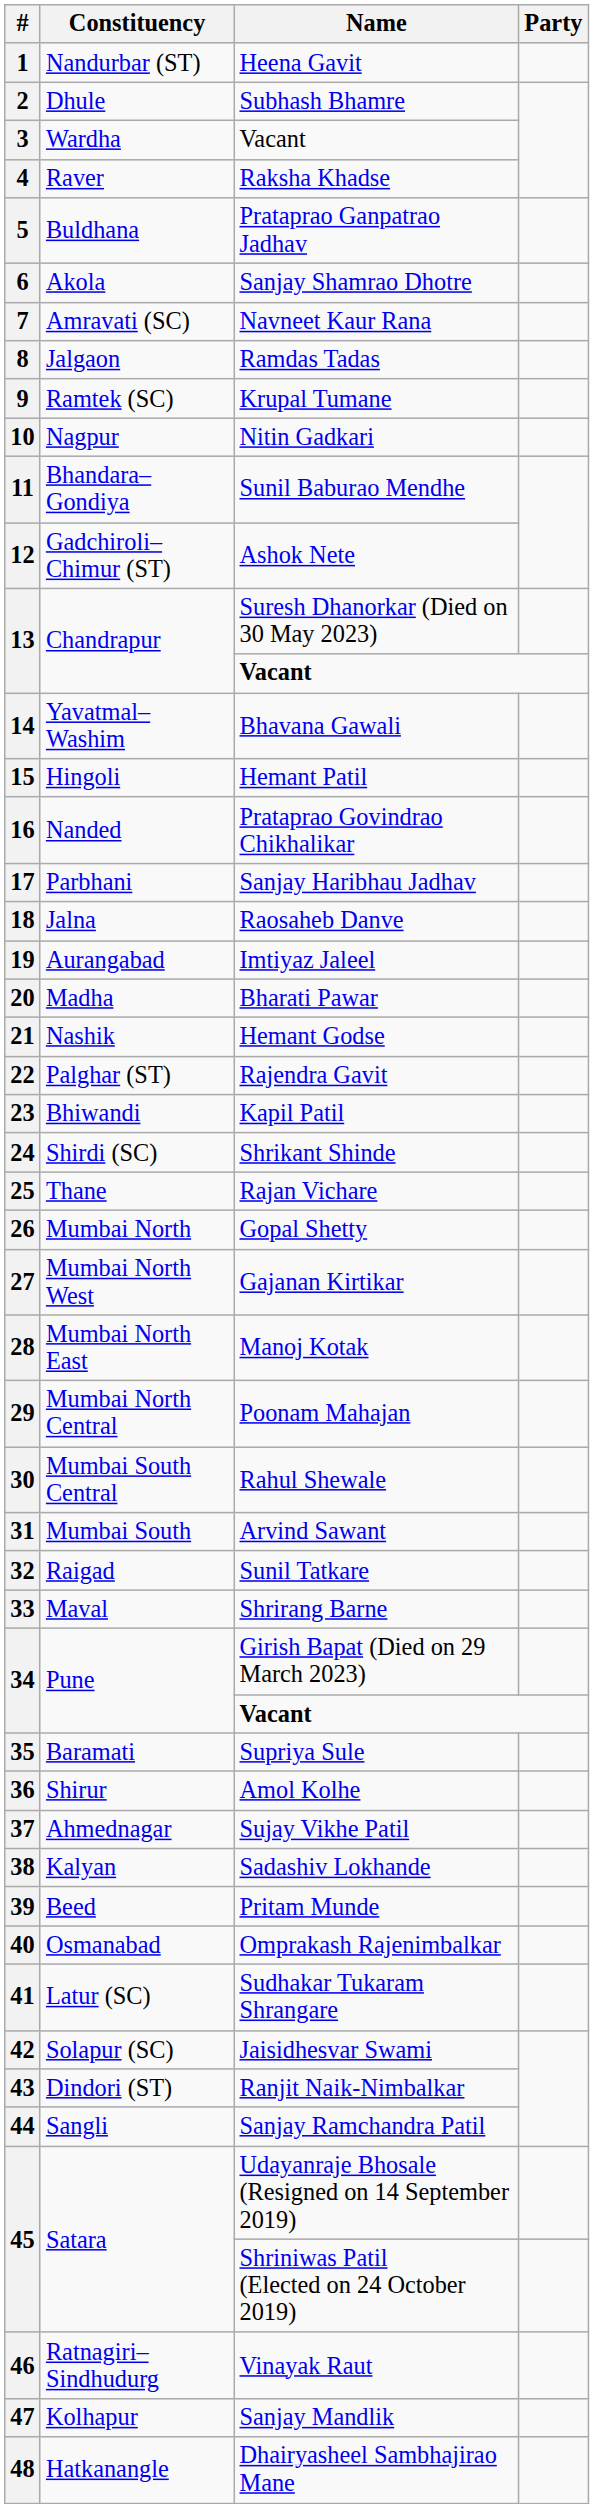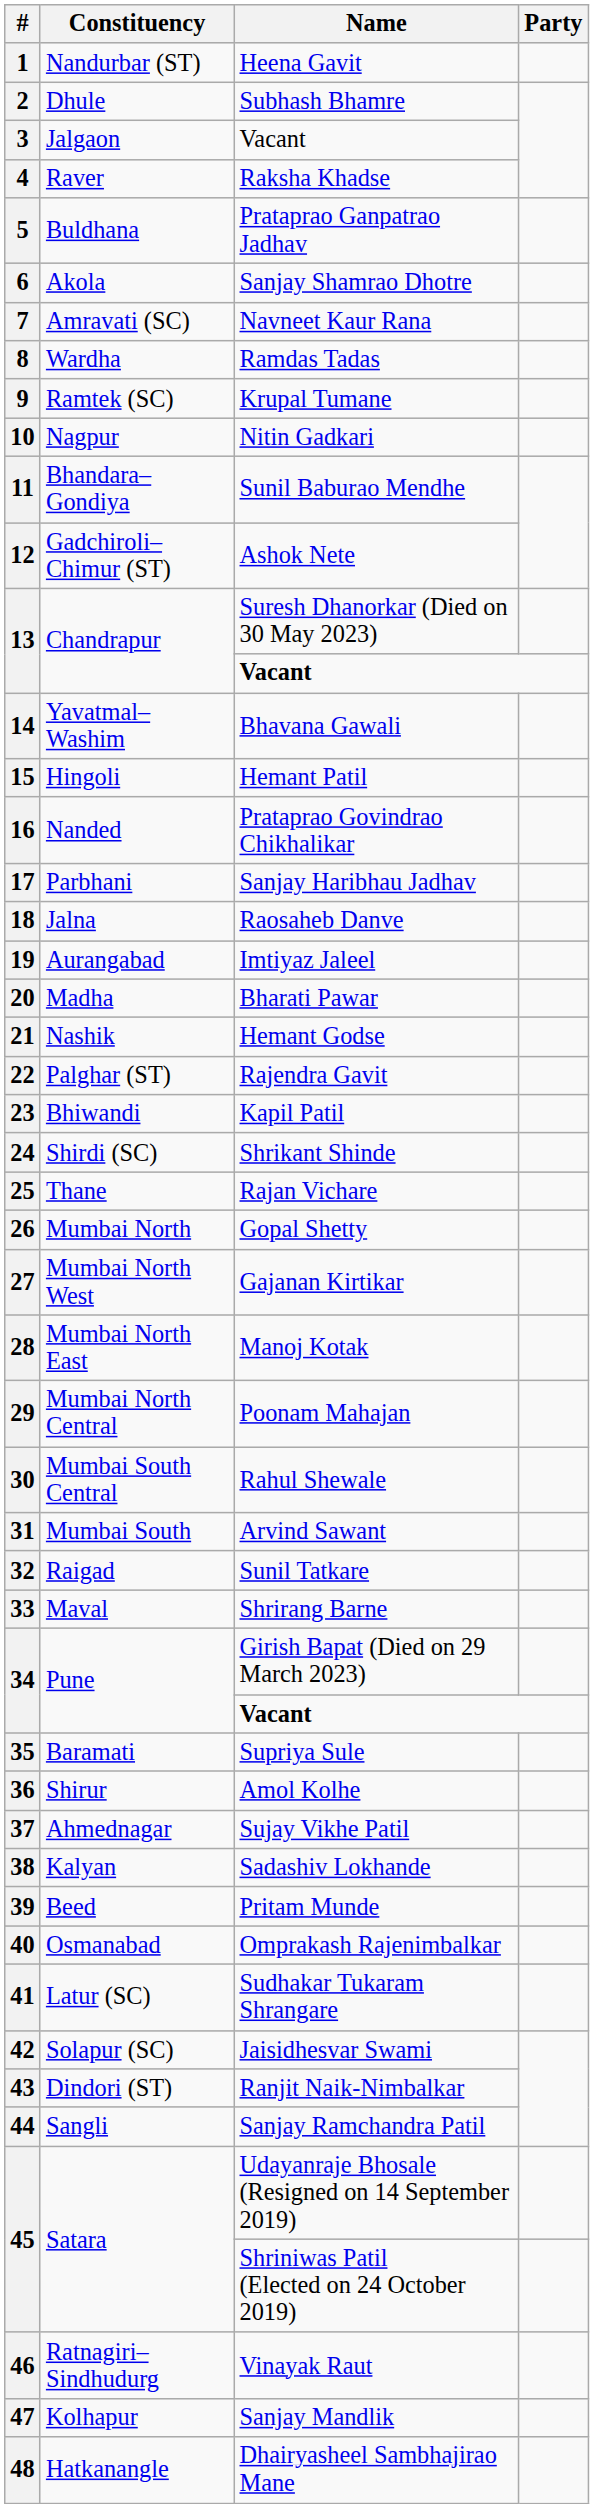(83, 139) Wardha -> (83, 139) Jalgaon
(83, 359) Jalgaon -> (83, 359) Wardha
